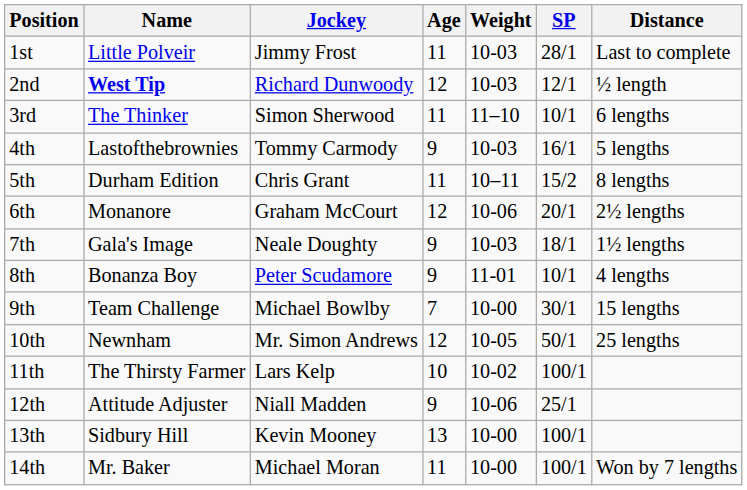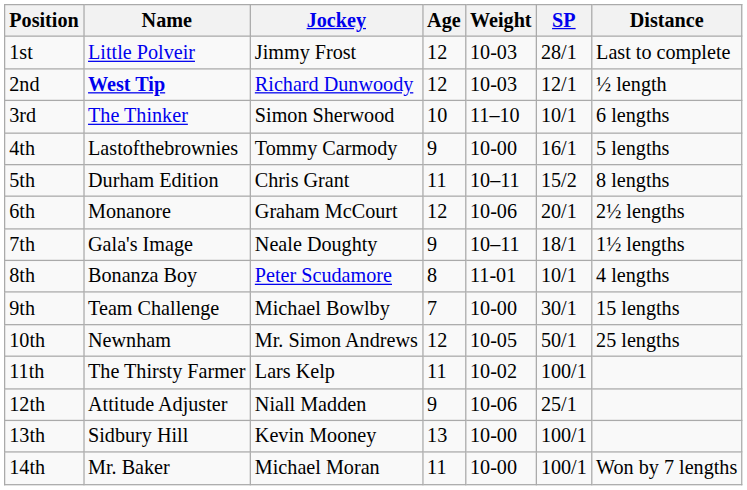(437, 52) 11 -> (437, 52) 12
(437, 116) 11 -> (437, 116) 10
(494, 148) 10-03 -> (494, 148) 10-00
(494, 244) 10-03 -> (495, 244) 10–11
(432, 276) 9 -> (432, 276) 8
(437, 372) 10 -> (437, 372) 11
